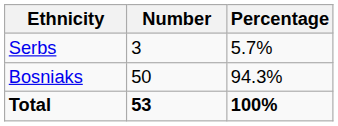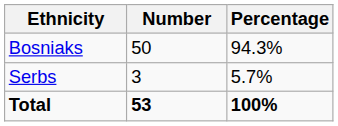rows swapped: (46, 76) <-> (33, 47)
